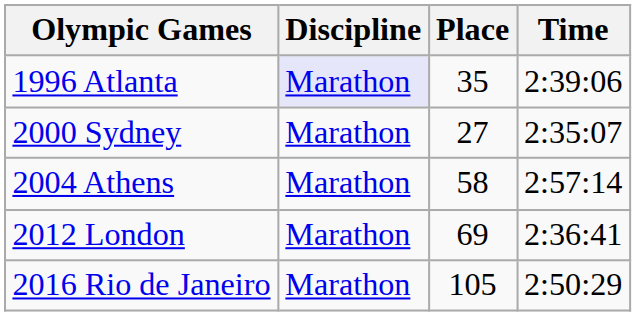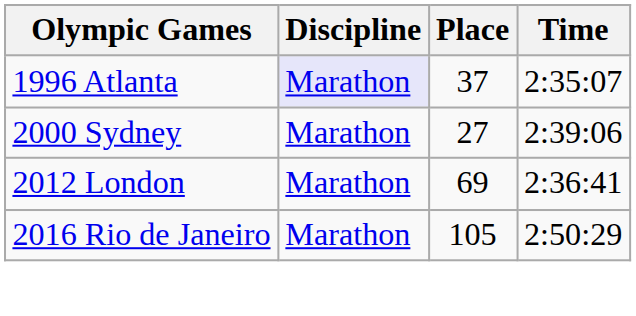(473, 81) 35 -> (473, 81) 37
(573, 81) 2:39:06 -> (573, 81) 2:35:07
(573, 132) 2:35:07 -> (573, 132) 2:39:06
- row: (93, 183)
